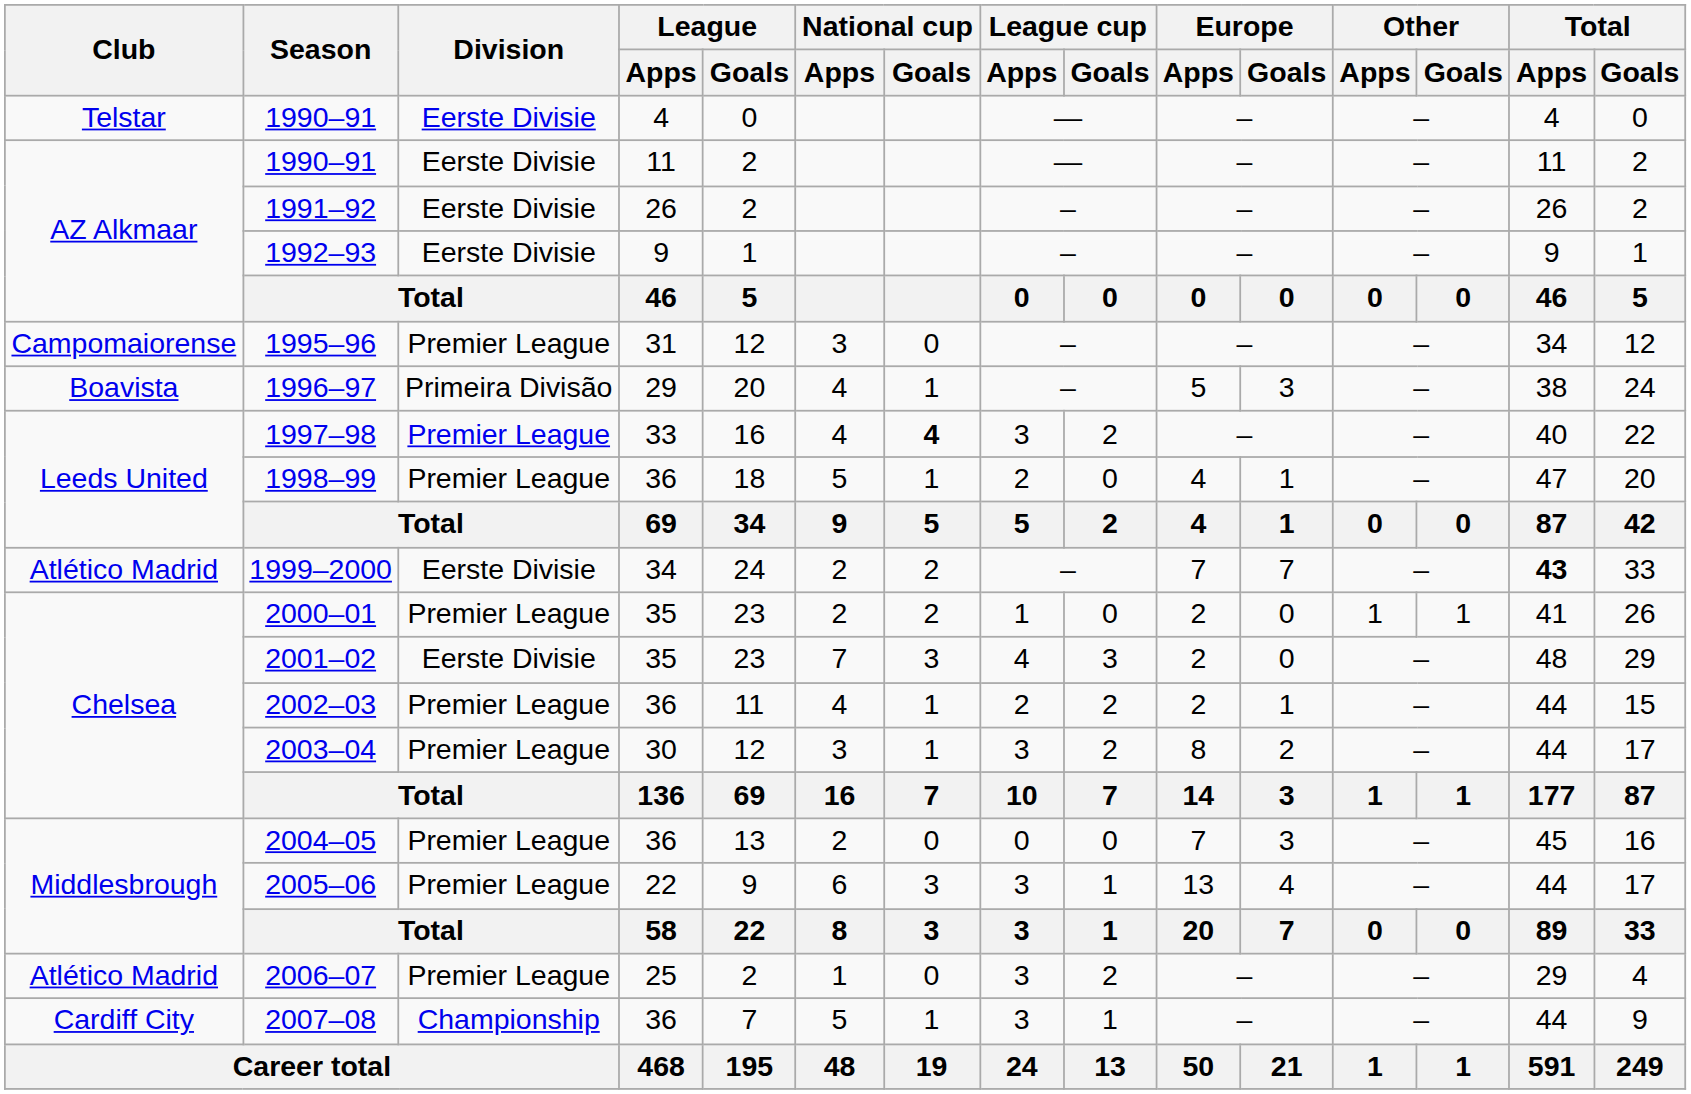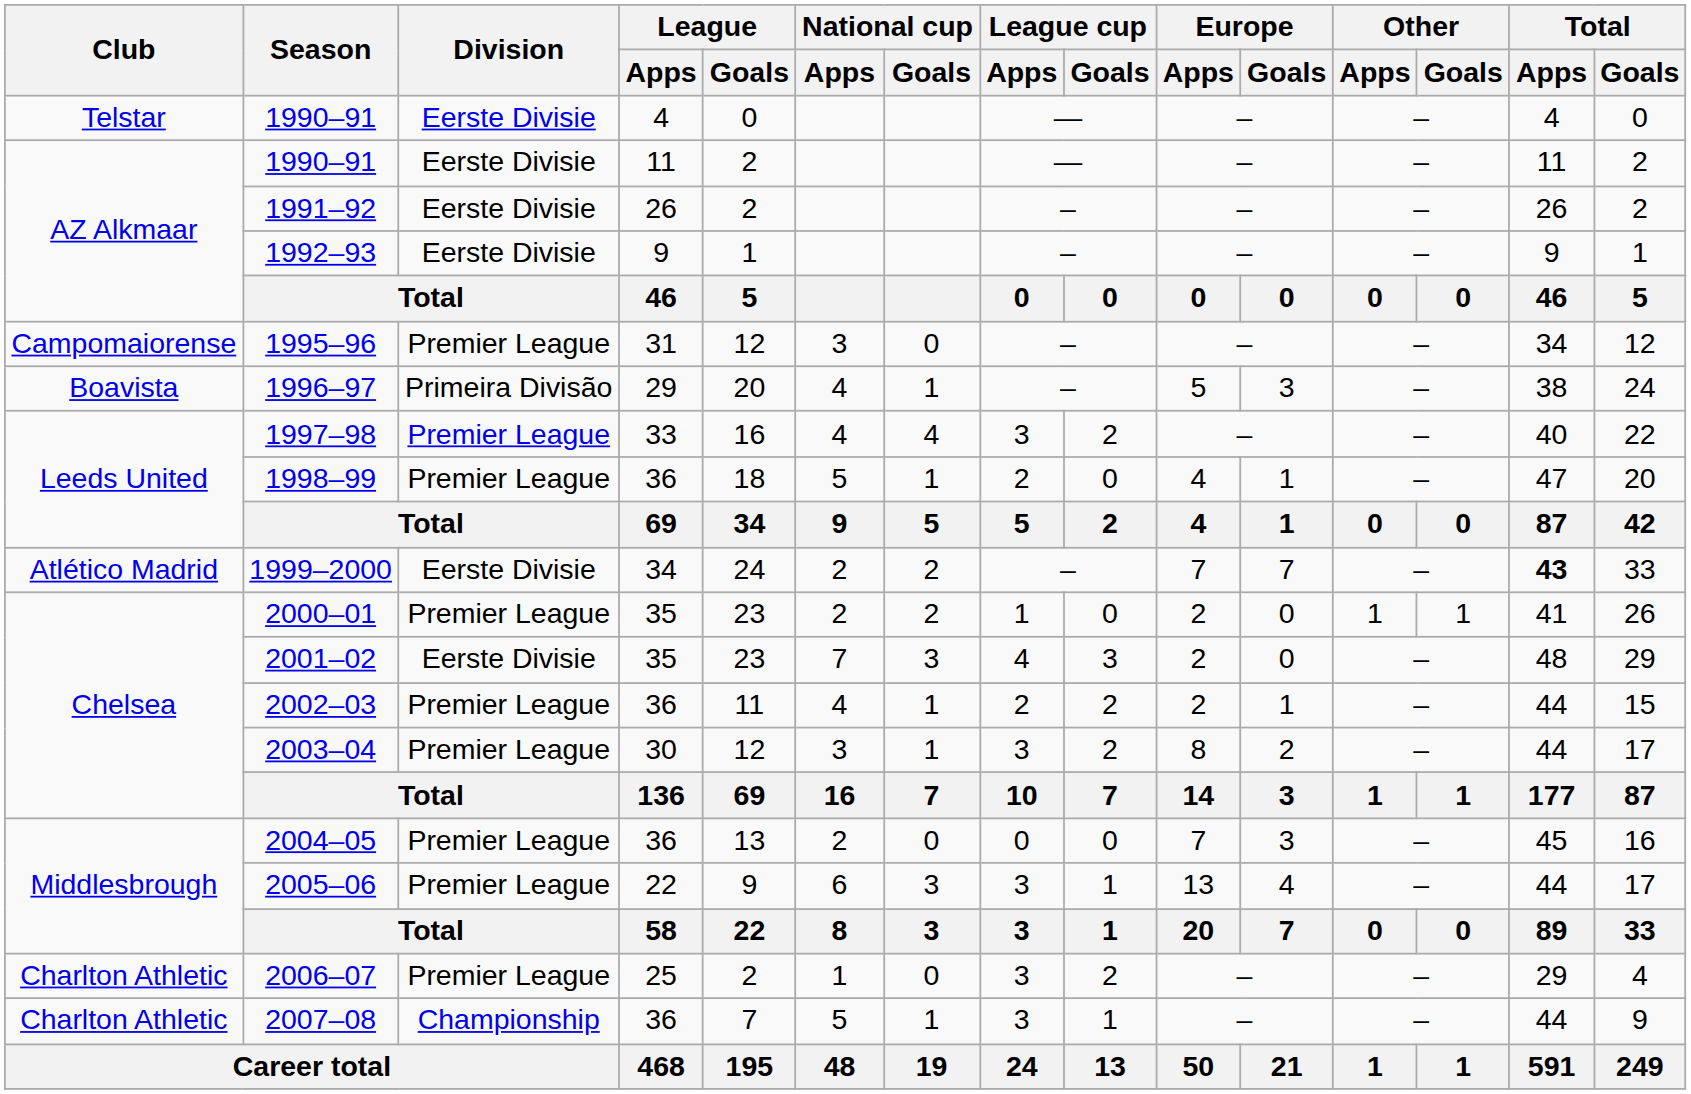(931, 433) bold -> (931, 433) normal
(124, 975) Atlético Madrid -> (124, 975) Charlton Athletic
(124, 1020) Cardiff City -> (124, 1020) Charlton Athletic
